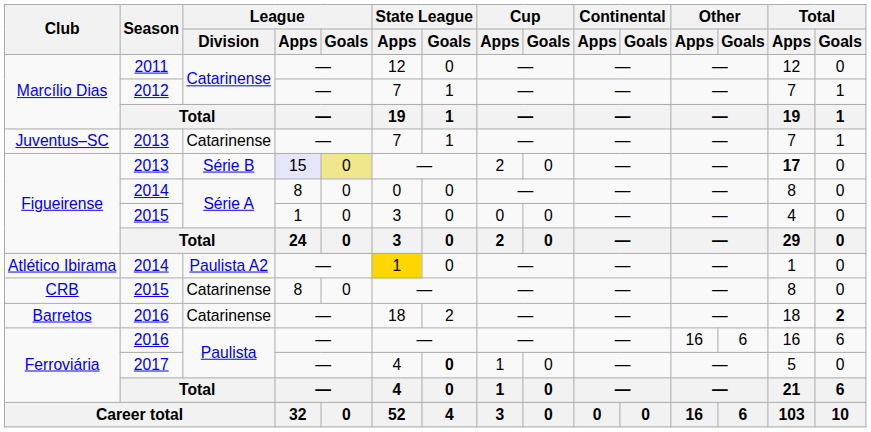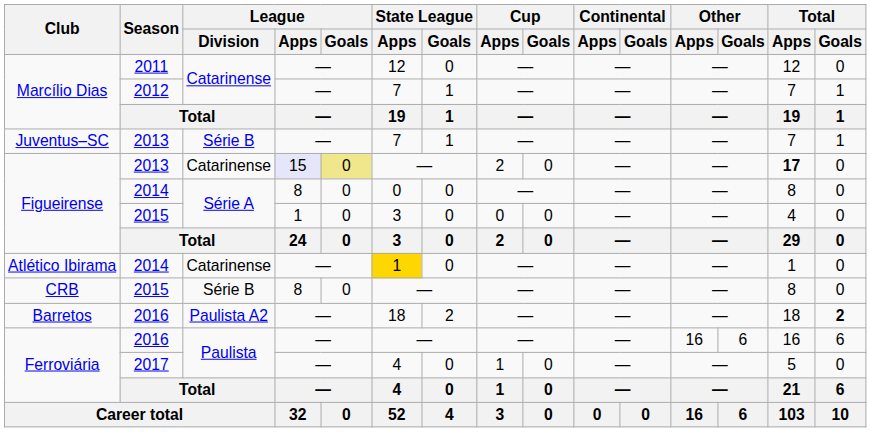(229, 141) Catarinense -> (229, 141) Série B
(229, 166) Série B -> (229, 166) Catarinense
(229, 265) Paulista A2 -> (229, 265) Catarinense
(229, 290) Catarinense -> (229, 290) Série B
(229, 315) Catarinense -> (229, 315) Paulista A2
(449, 365) bold -> (449, 365) normal
